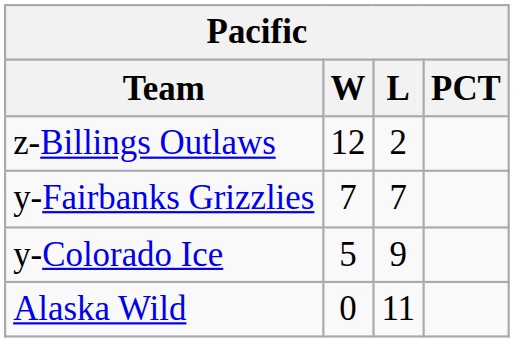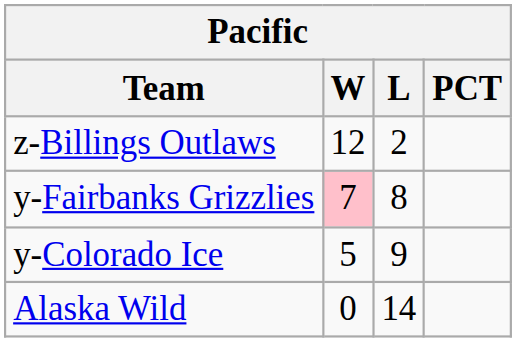(348, 198) no background -> (348, 198) pink background
(398, 198) 7 -> (399, 198) 8
(398, 308) 11 -> (399, 308) 14
